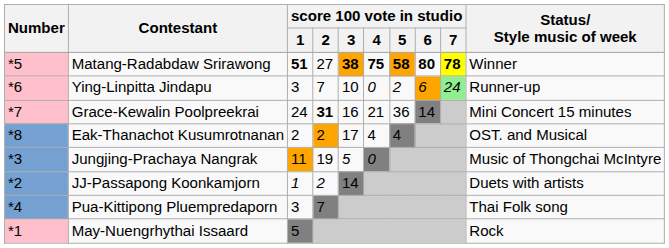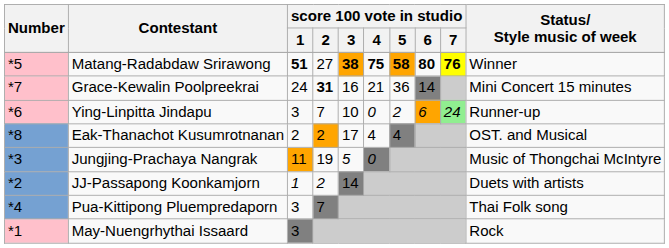(452, 64) 78 -> (452, 64) 76
rows swapped: (142, 87) <-> (165, 111)
(295, 231) 5 -> (295, 231) 3
